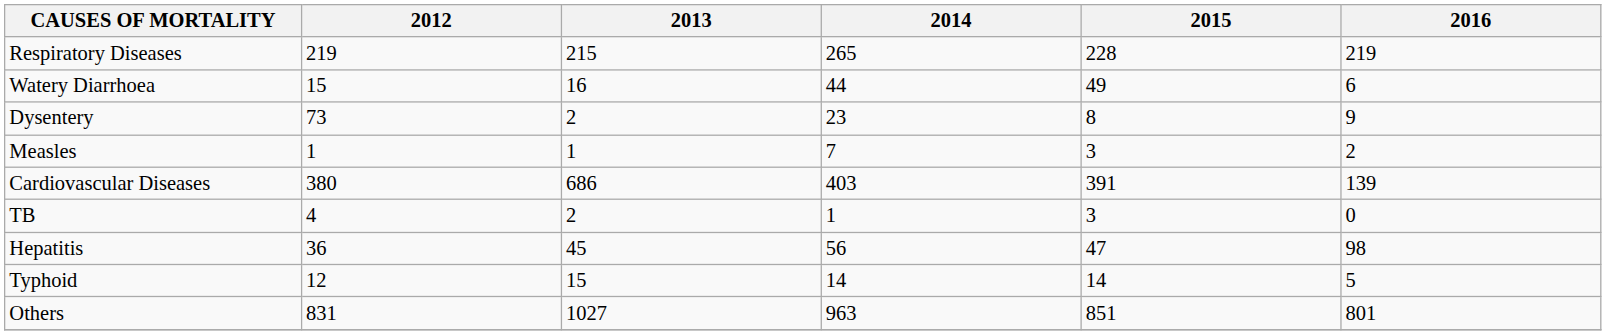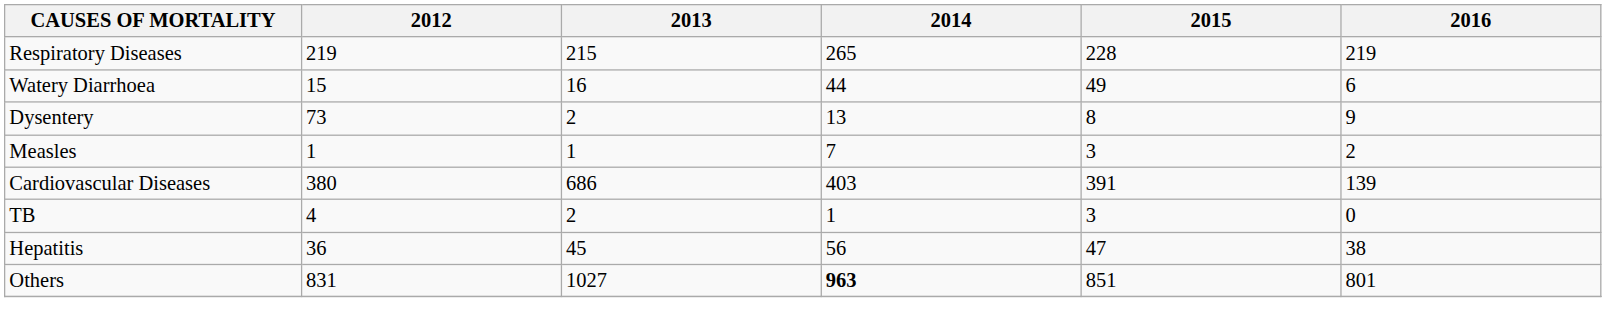(836, 118) 23 -> (836, 118) 13
(1356, 248) 98 -> (1356, 248) 38
- row: (43, 280)
(841, 313) normal -> (841, 280) bold
